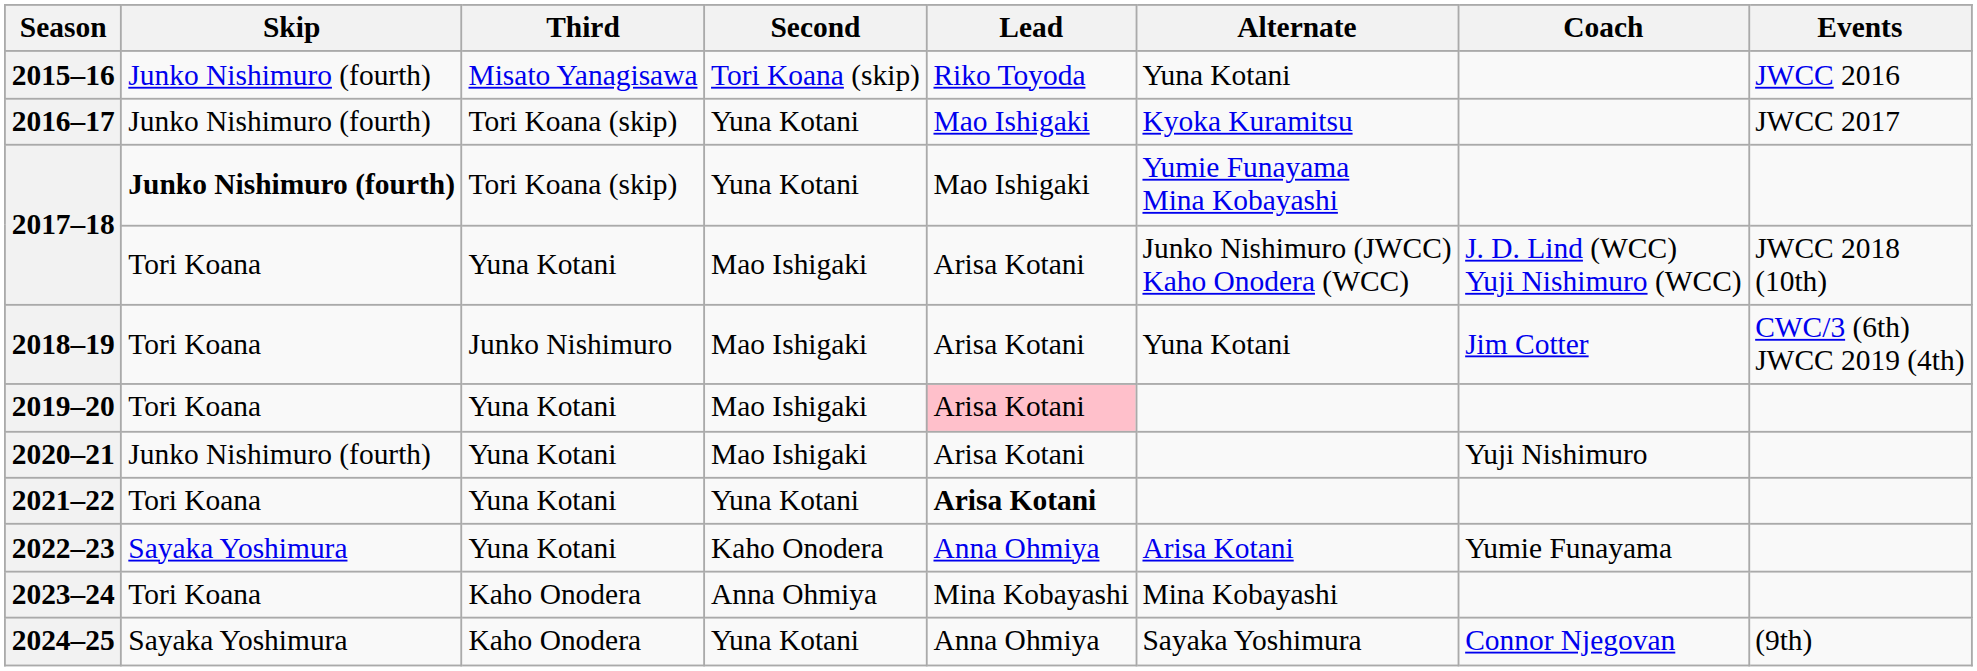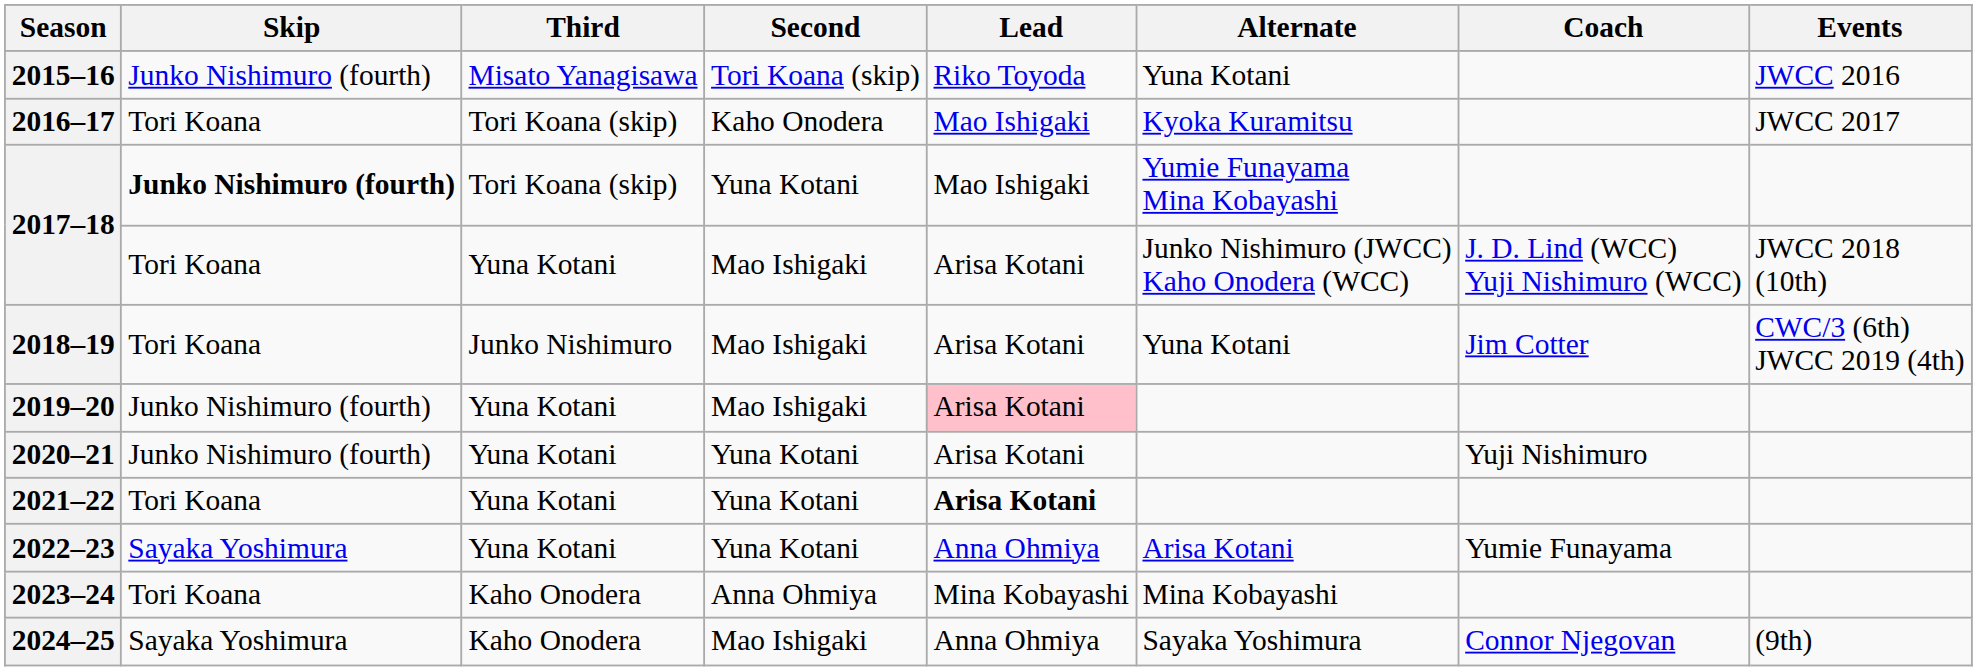(280, 121) Junko Nishimuro (fourth) -> (195, 121) Tori Koana
(785, 121) Yuna Kotani -> (797, 121) Kaho Onodera
(195, 407) Tori Koana -> (280, 407) Junko Nishimuro (fourth)
(789, 454) Mao Ishigaki -> (785, 454) Yuna Kotani
(797, 547) Kaho Onodera -> (785, 547) Yuna Kotani
(785, 640) Yuna Kotani -> (789, 640) Mao Ishigaki
